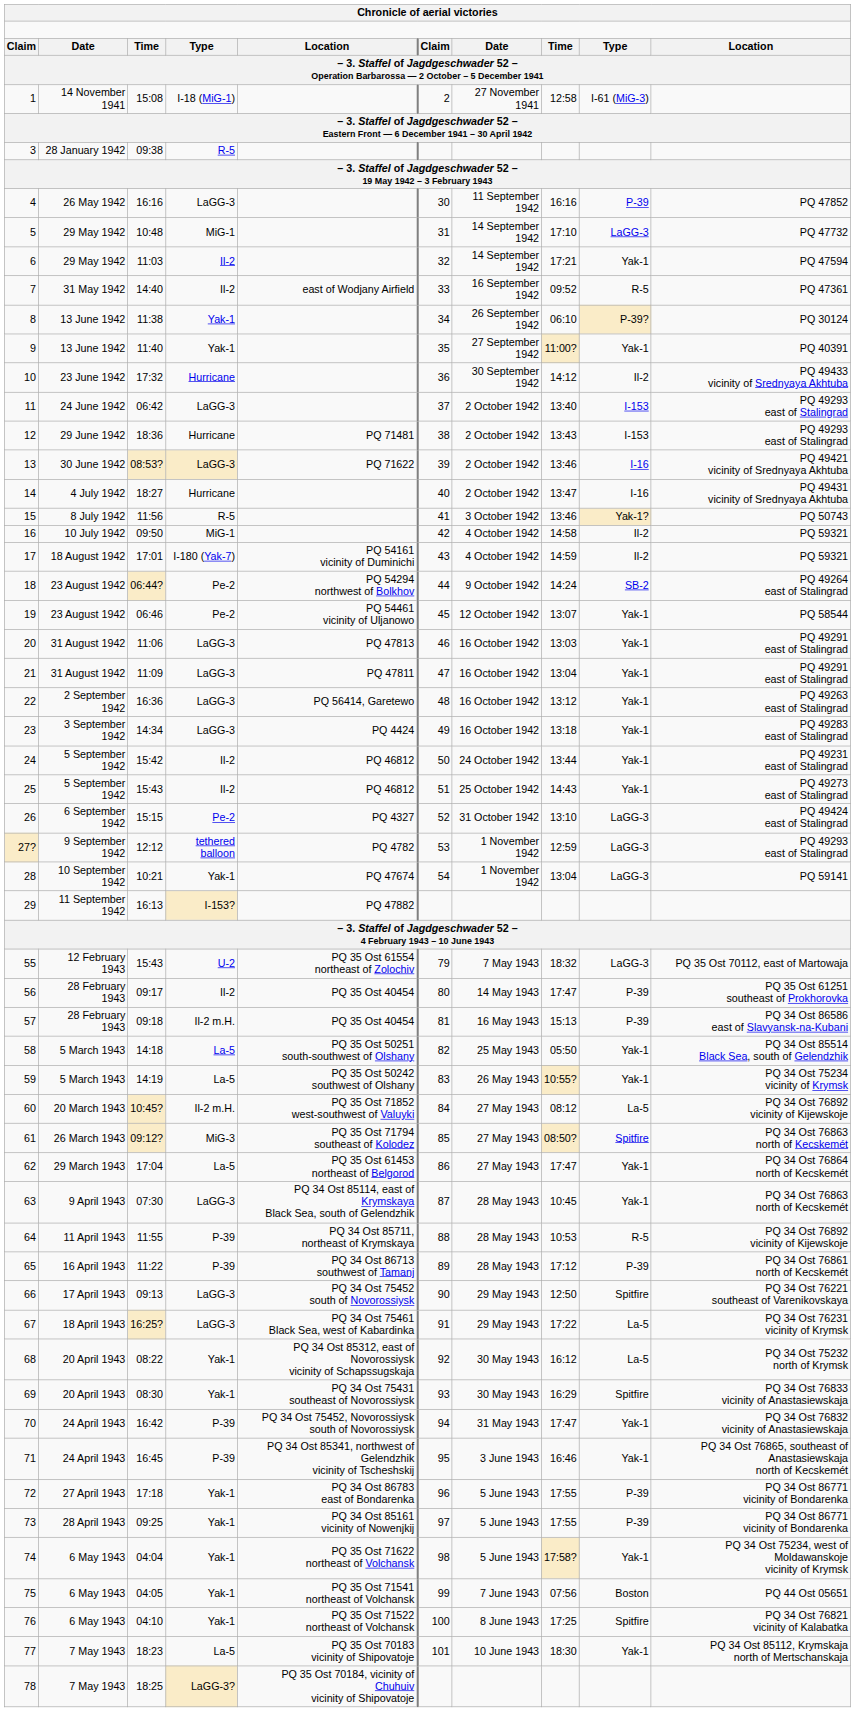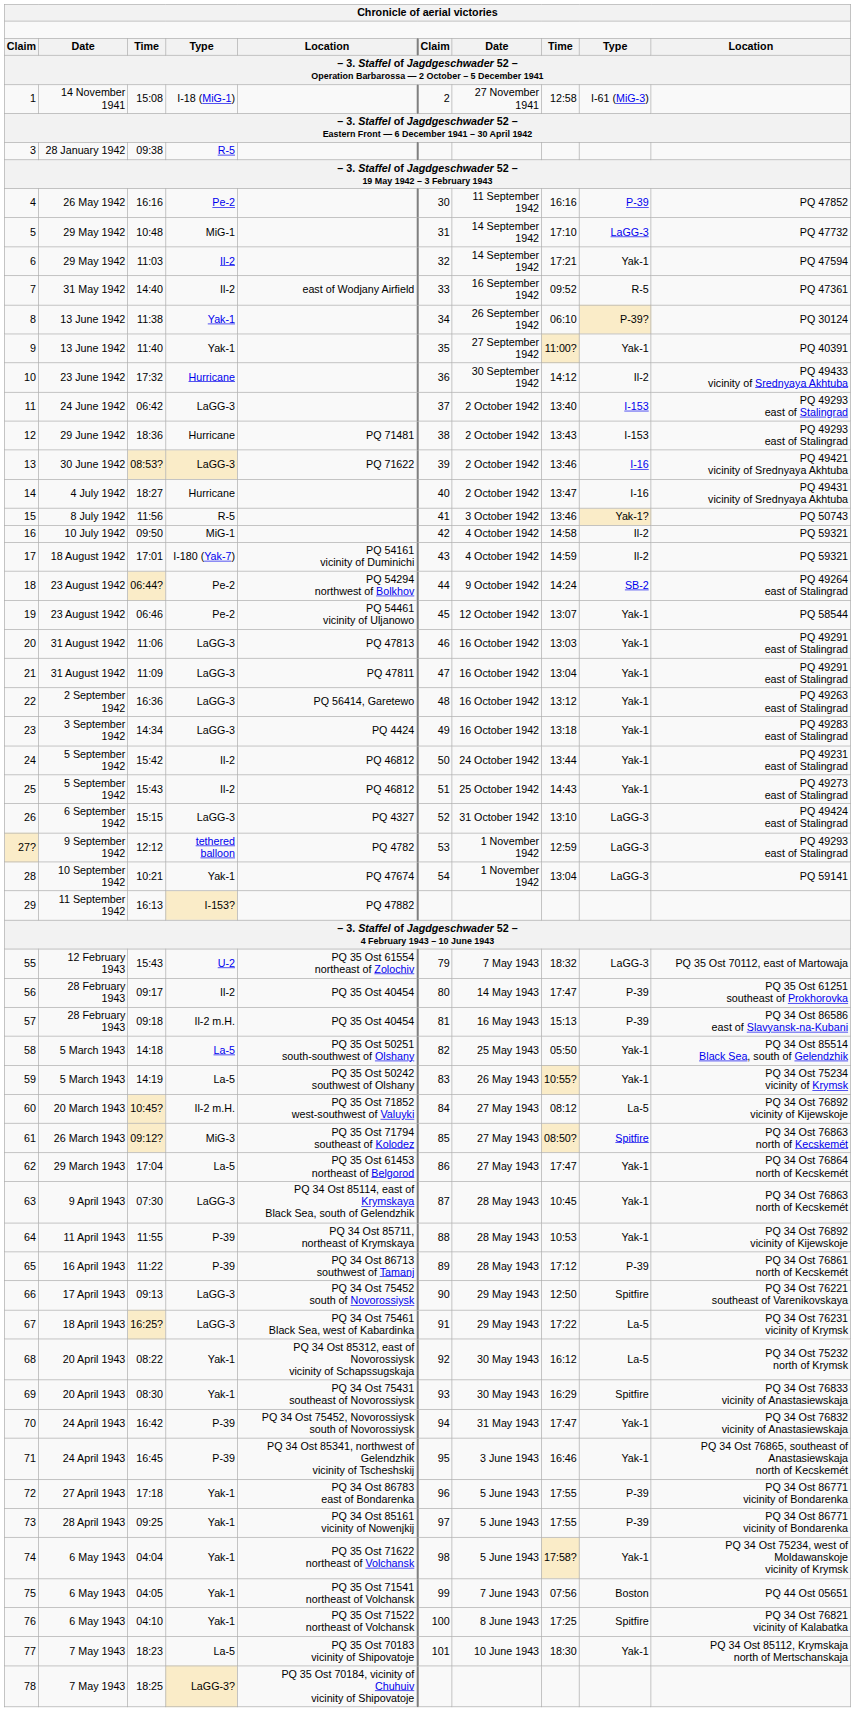(216, 203) LaGG-3 -> (224, 203) Pe-2
(224, 818) Pe-2 -> (216, 818) LaGG-3
(640, 1237) R-5 -> (635, 1237) Yak-1
